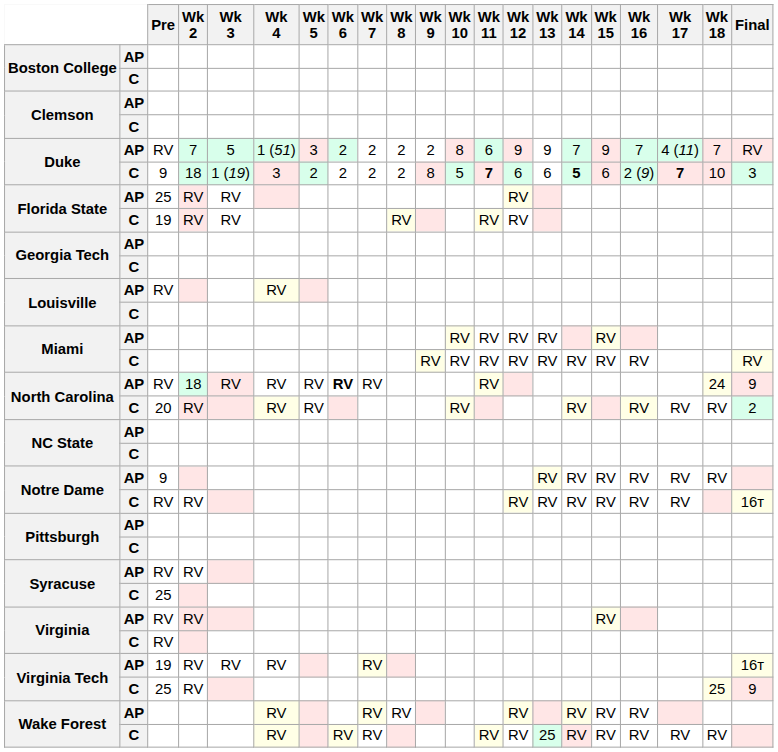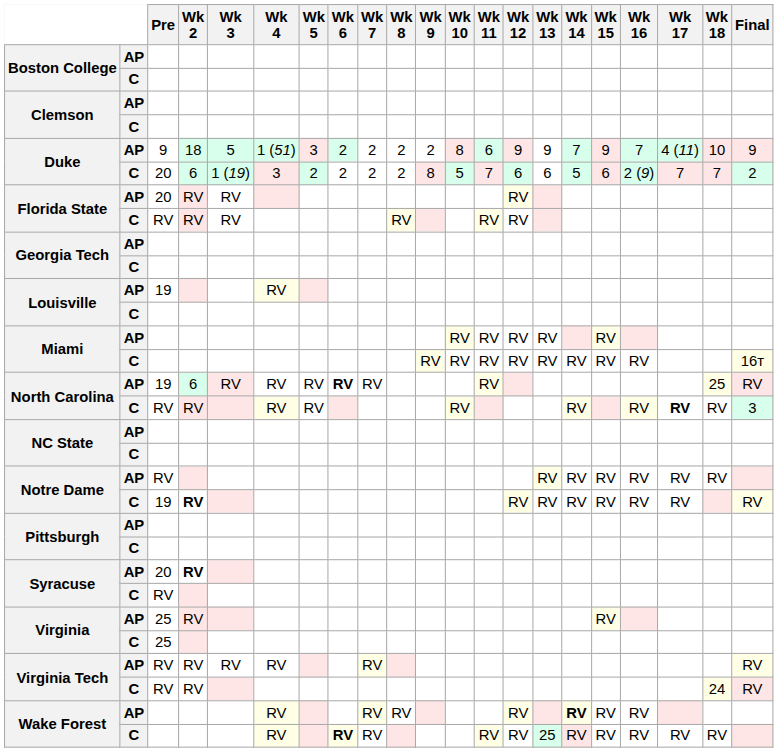(163, 150) RV -> (163, 150) 9
(193, 150) 7 -> (193, 150) 18
(717, 150) 7 -> (717, 150) 10
(752, 150) RV -> (752, 150) 9
(163, 174) 9 -> (163, 174) 20
(193, 174) 18 -> (193, 174) 6
(489, 174) bold -> (489, 174) normal
(576, 174) bold -> (576, 174) normal
(680, 174) bold -> (680, 174) normal
(717, 174) 10 -> (717, 174) 7
(752, 174) 3 -> (752, 174) 2
(163, 197) 25 -> (163, 197) 20
(163, 221) 19 -> (163, 221) RV
(163, 291) RV -> (163, 291) 19
(752, 361) RV -> (752, 361) 16т
(163, 385) RV -> (163, 385) 19
(193, 385) 18 -> (193, 385) 6
(717, 385) 24 -> (717, 385) 25
(752, 385) 9 -> (752, 385) RV
(163, 408) 20 -> (163, 408) RV
(680, 408) normal -> (680, 408) bold
(752, 408) 2 -> (752, 408) 3
(163, 478) 9 -> (163, 478) RV
(163, 502) RV -> (163, 502) 19
(193, 502) normal -> (193, 502) bold
(752, 502) 16т -> (752, 502) RV
(163, 572) RV -> (163, 572) 20
(193, 572) normal -> (193, 572) bold
(163, 595) 25 -> (163, 595) RV
(163, 619) RV -> (163, 619) 25
(163, 642) RV -> (163, 642) 25
(163, 666) 19 -> (163, 666) RV
(752, 666) 16т -> (752, 666) RV
(163, 689) 25 -> (163, 689) RV
(717, 689) 25 -> (717, 689) 24
(752, 689) 9 -> (752, 689) RV
(576, 713) normal -> (576, 713) bold
(343, 736) normal -> (343, 736) bold
